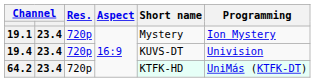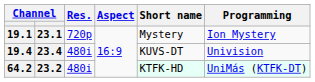(49, 35) 23.4 -> (49, 35) 23.1
(79, 52) 720p -> (79, 52) 480i
(49, 69) 23.4 -> (49, 69) 23.2
(79, 69) 720p -> (79, 69) 480i
